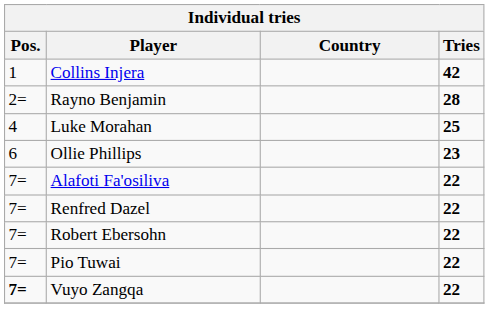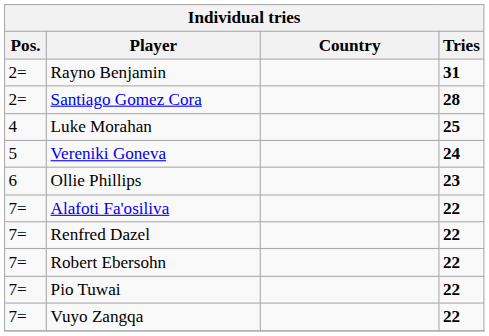- row: (97, 72)
(452, 99) 28 -> (452, 72) 31
+ row: (126, 99)
+ row: (108, 153)
(18, 289) bold -> (18, 316) normal
